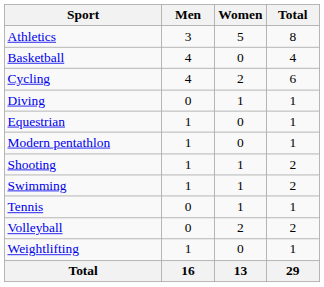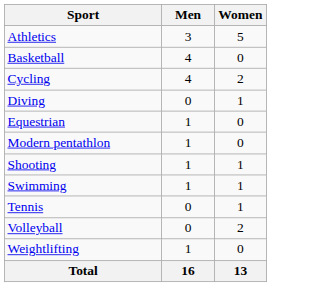- column: (293, 15)
